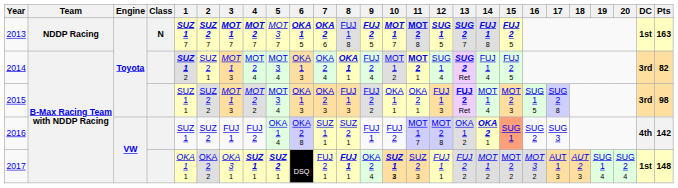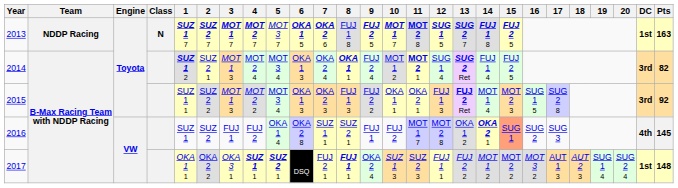(664, 100) 98 -> (664, 100) 92
(664, 133) 142 -> (664, 133) 145
(394, 166) bold -> (394, 165) normal
